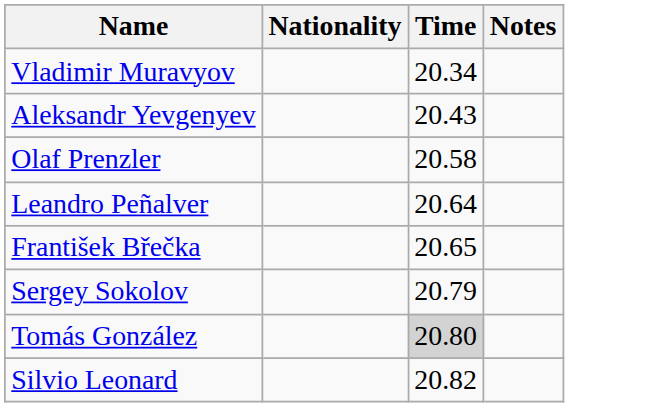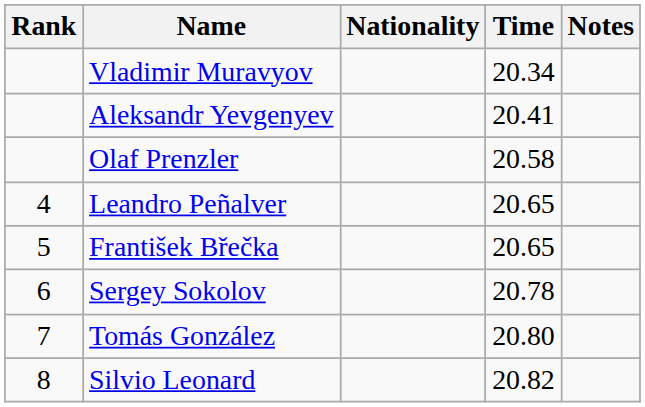+ column: (44, 26)
(446, 114) 20.43 -> (523, 114) 20.41
(446, 203) 20.64 -> (523, 203) 20.65
(446, 291) 20.79 -> (523, 291) 20.78
(446, 335) lightgrey background -> (523, 335) no background
